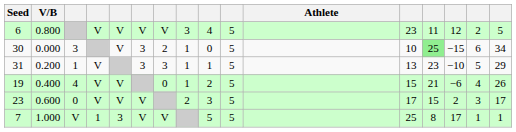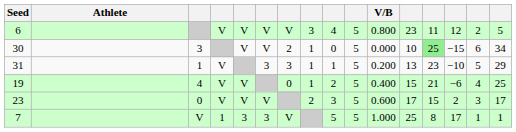columns swapped: (321, 13) <-> (48, 13)
(142, 48) 3 -> (267, 48) V
(500, 83) 26 -> (500, 83) 25
(142, 118) V -> (267, 118) 3
